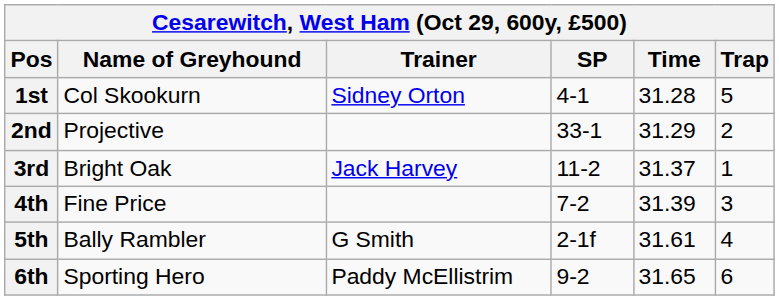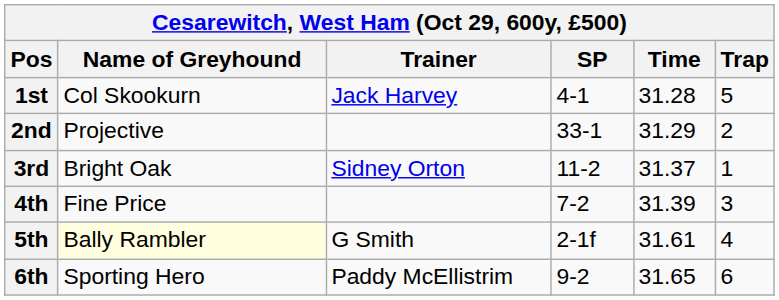(398, 95) Sidney Orton -> (394, 95) Jack Harvey
(394, 167) Jack Harvey -> (398, 167) Sidney Orton
(135, 240) no background -> (135, 240) lightyellow background
